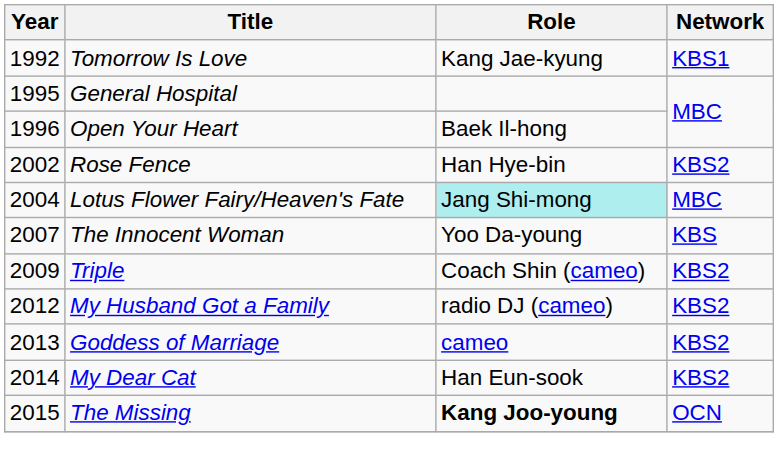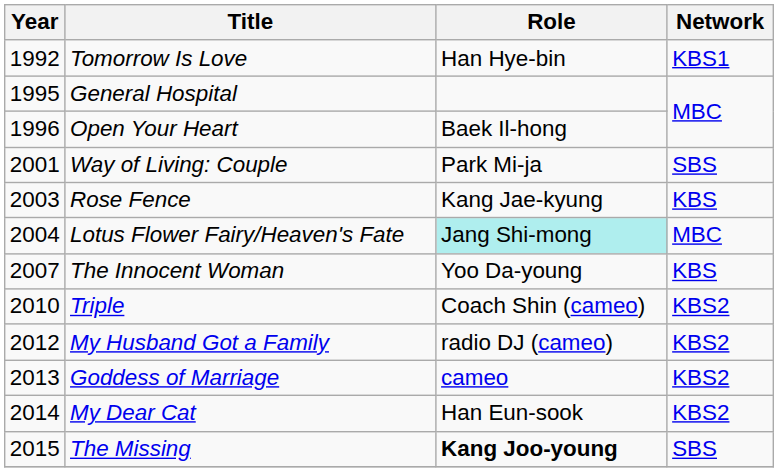(522, 57) Kang Jae-kyung -> (503, 57) Han Hye-bin
+ row: (179, 164)
(35, 164) 2002 -> (35, 199) 2003
(503, 164) Han Hye-bin -> (522, 199) Kang Jae-kyung
(701, 164) KBS2 -> (695, 199) KBS
(35, 270) 2009 -> (35, 306) 2010
(697, 413) OCN -> (695, 448) SBS
